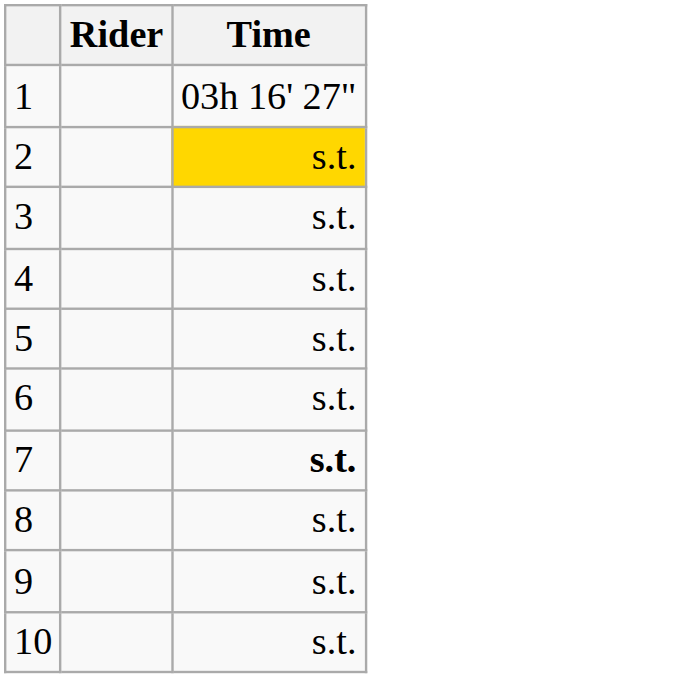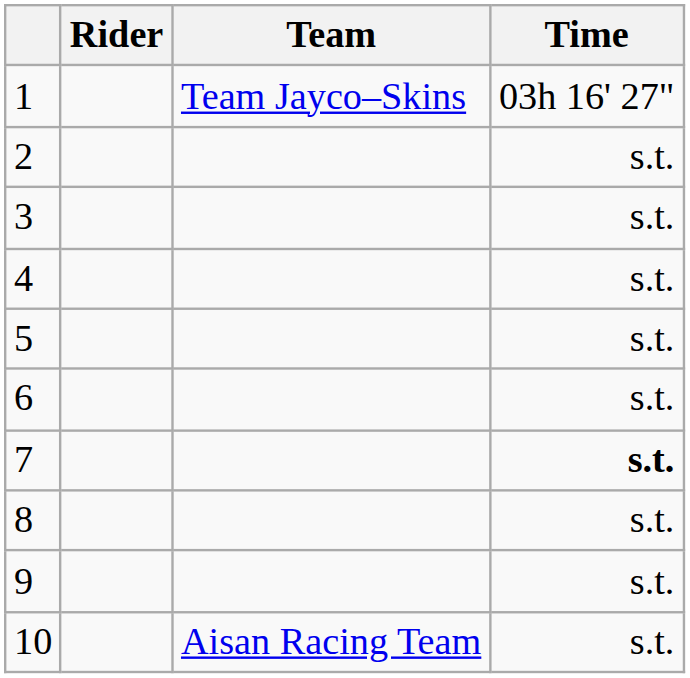+ column: (331, 34)
(334, 156) gold background -> (652, 156) no background
